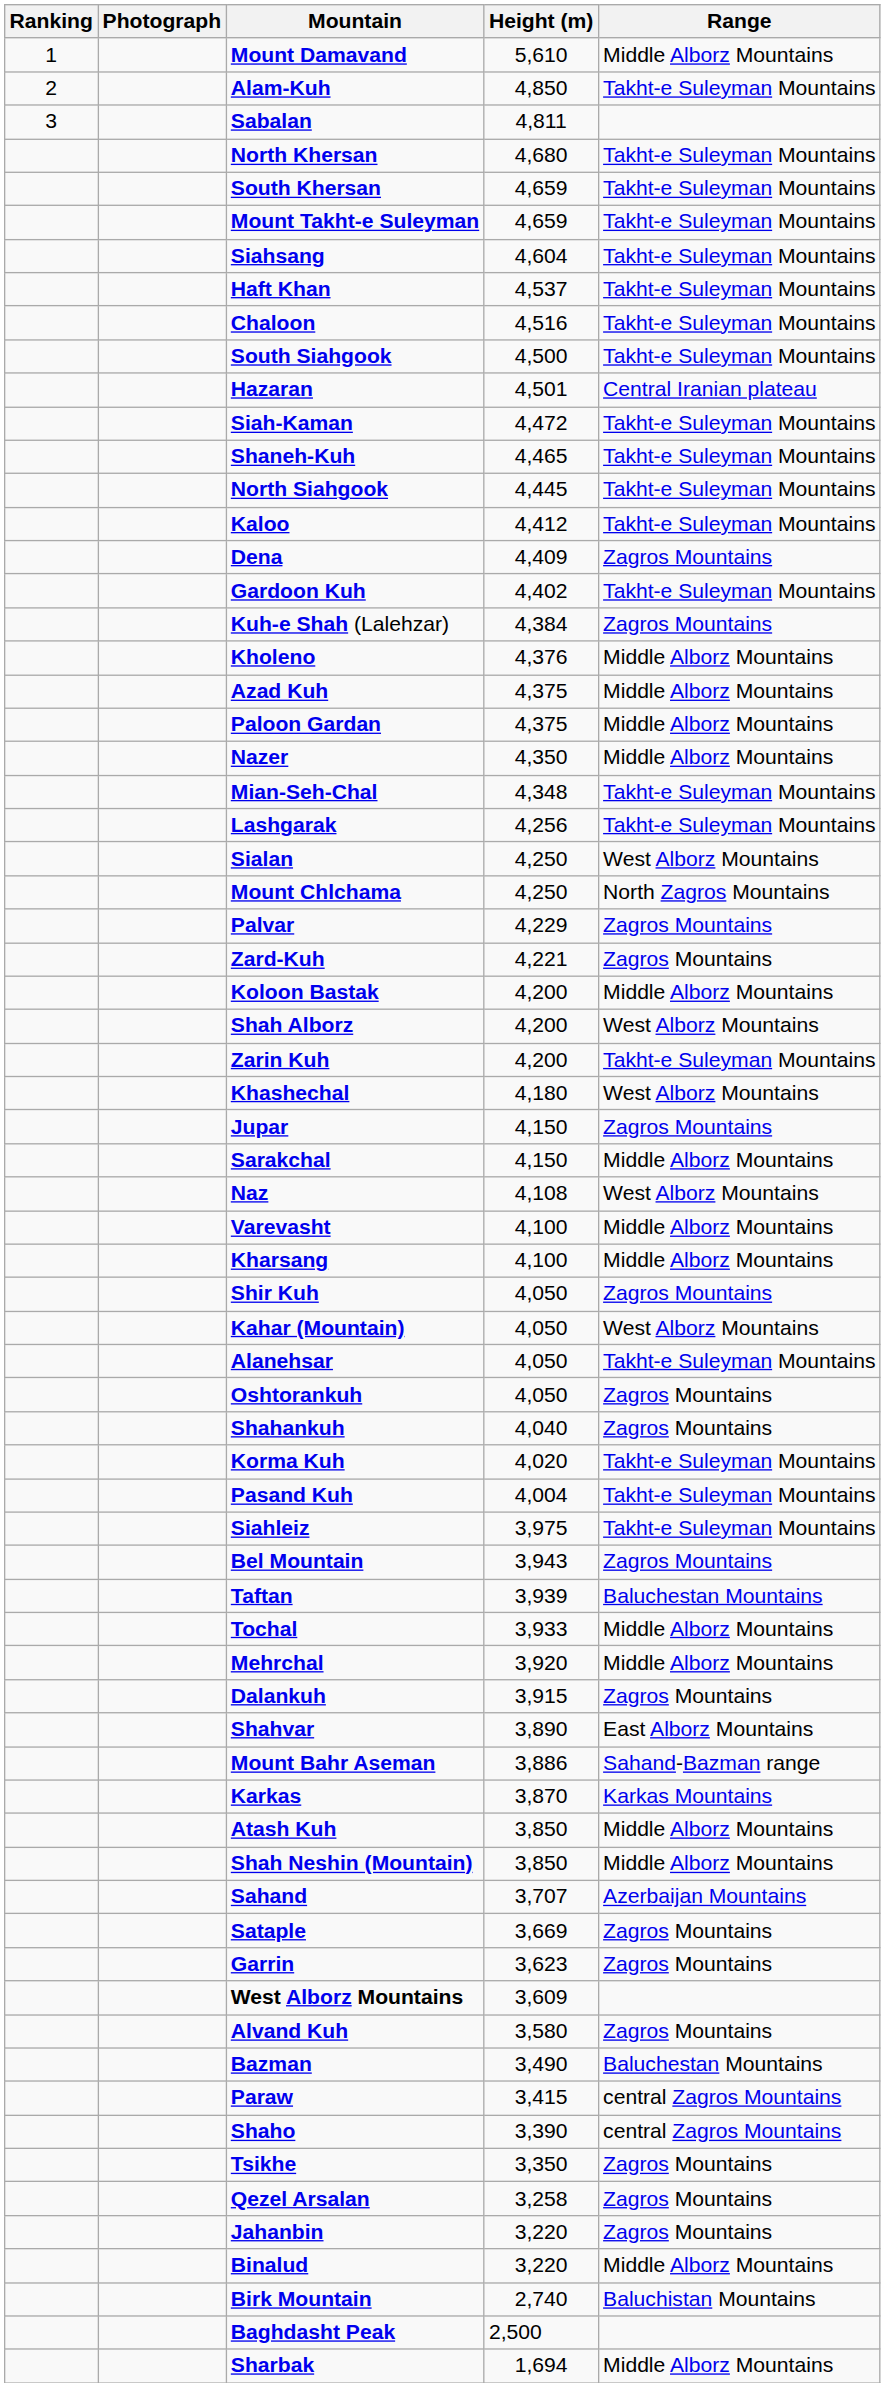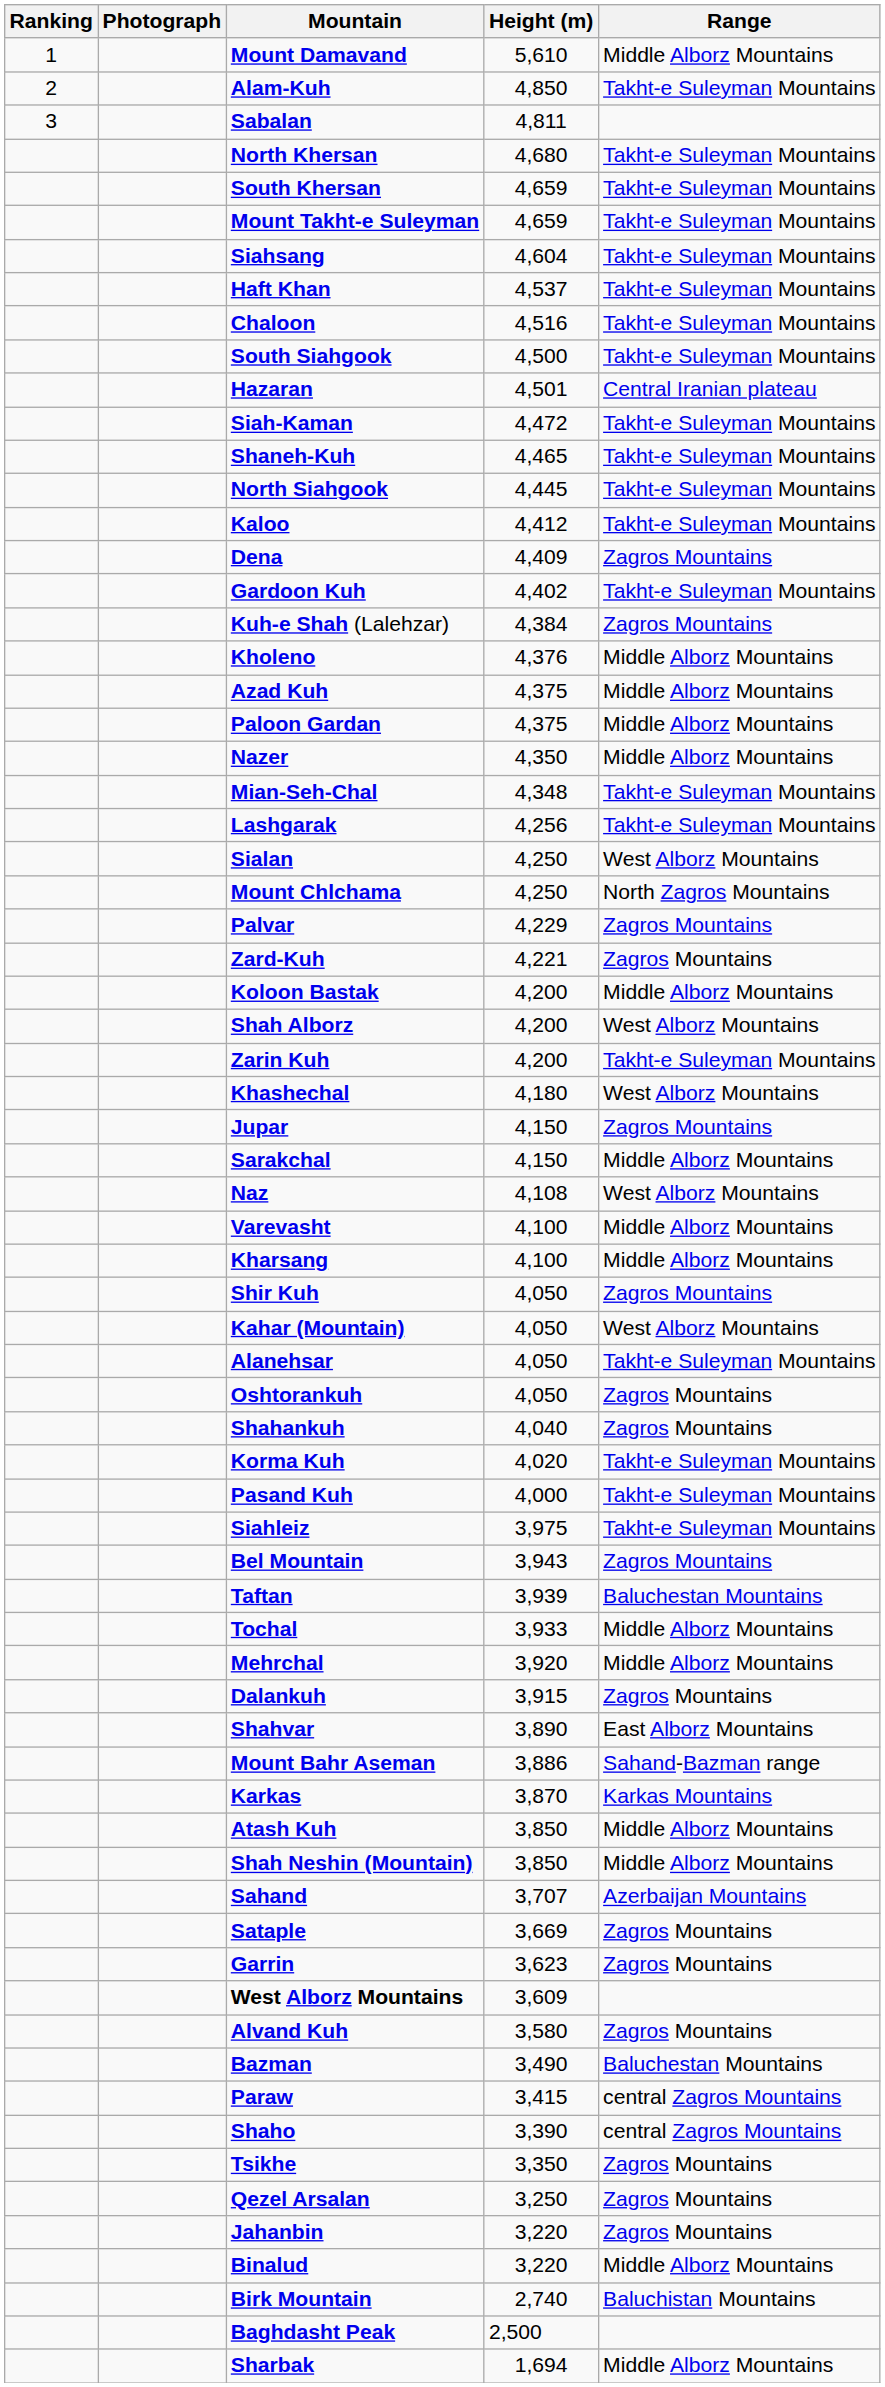(541, 1495) 4,004 -> (541, 1495) 4,000
(541, 2198) 3,258 -> (541, 2198) 3,250
